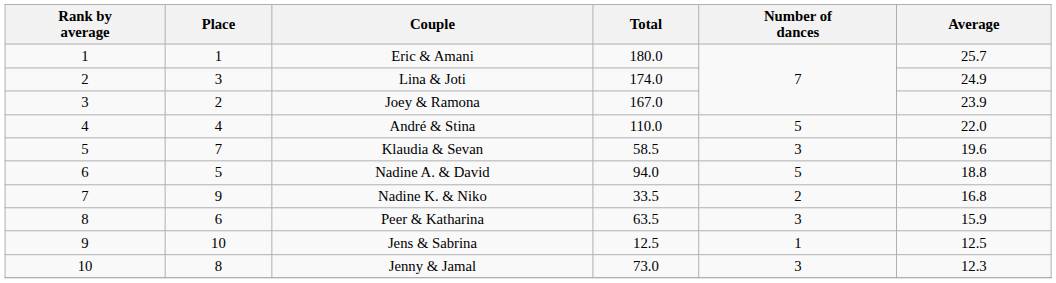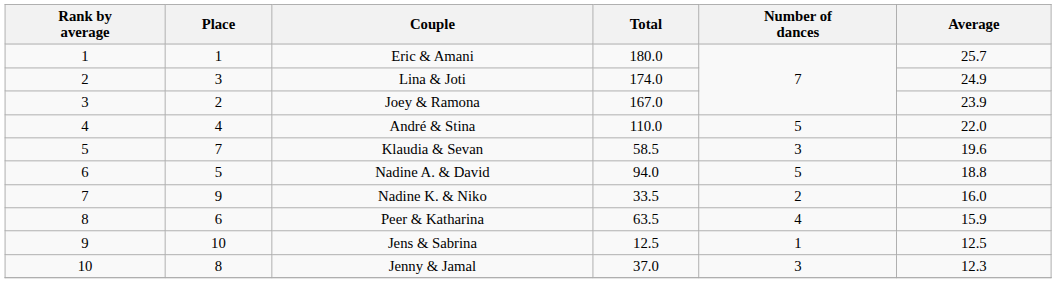(974, 196) 16.8 -> (974, 196) 16.0
(798, 219) 3 -> (798, 219) 4
(646, 266) 73.0 -> (646, 266) 37.0
